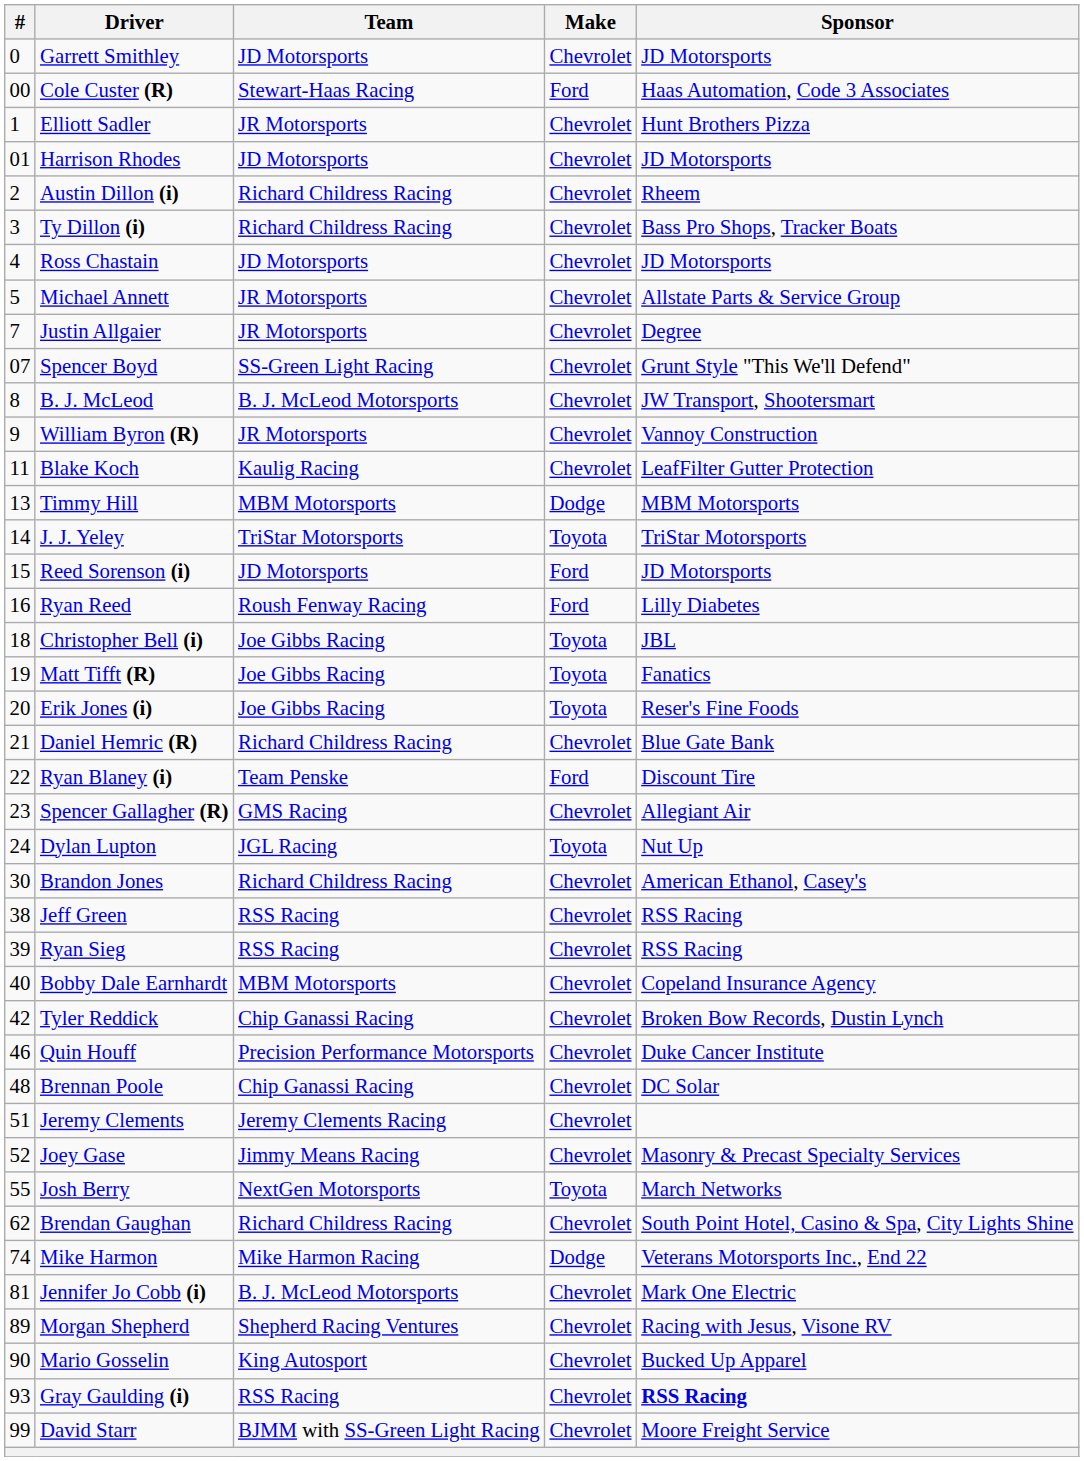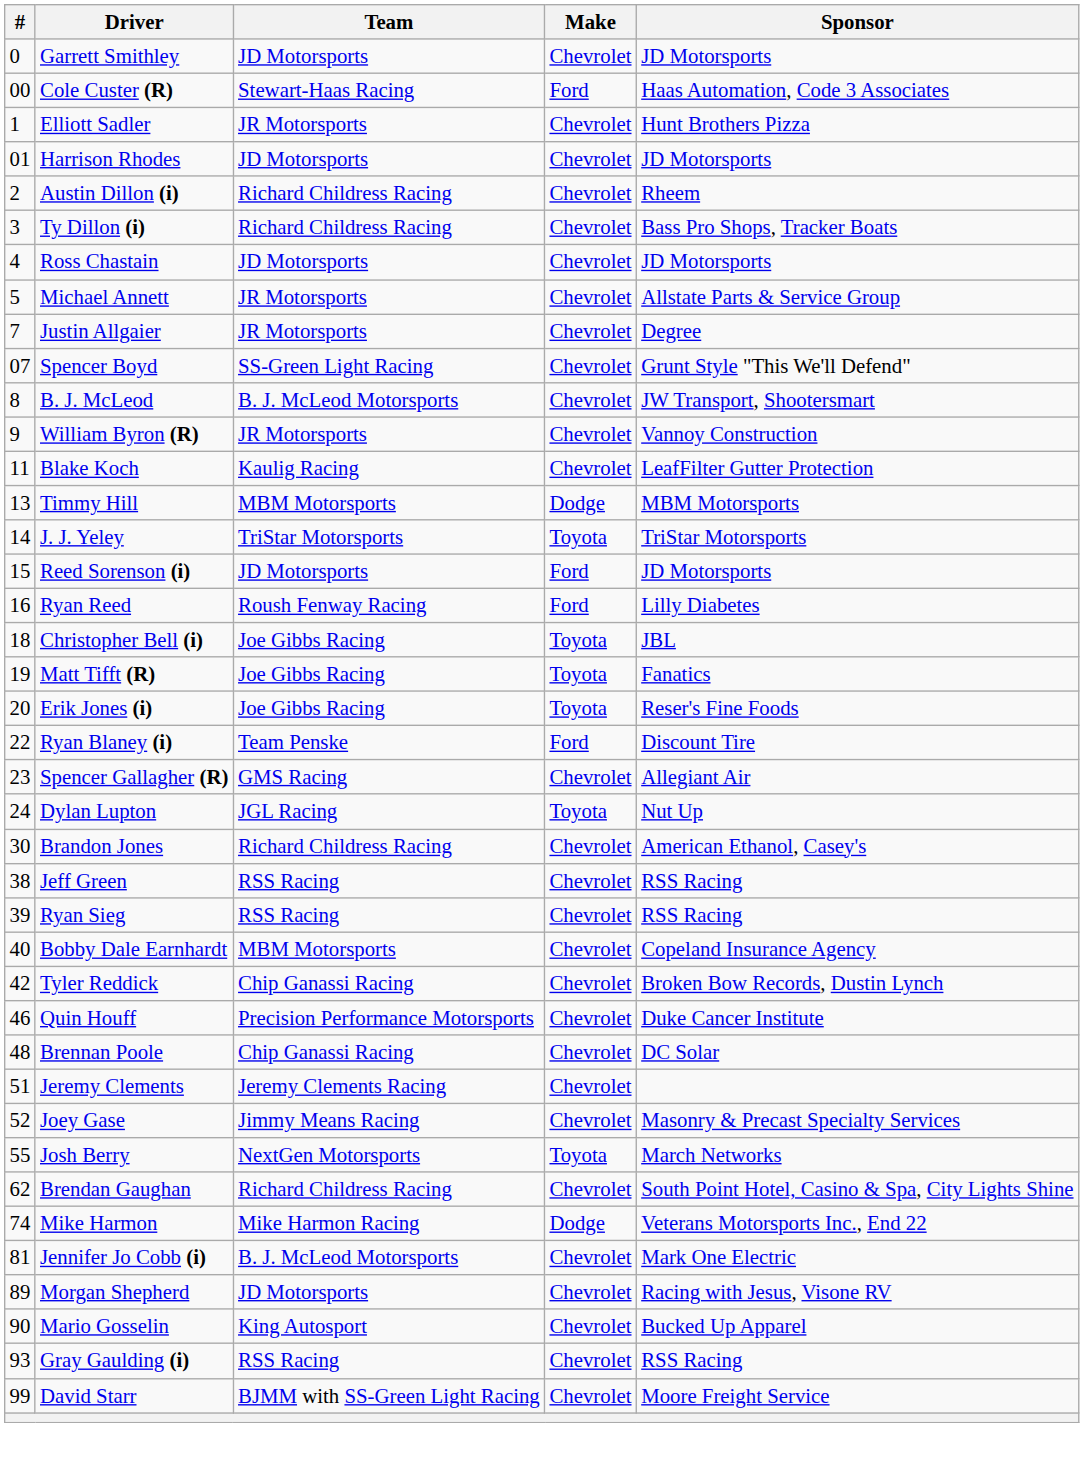- row: (119, 742)
(348, 1326) Shepherd Racing Ventures -> (303, 1292) JD Motorsports
(694, 1395) bold -> (692, 1360) normal
